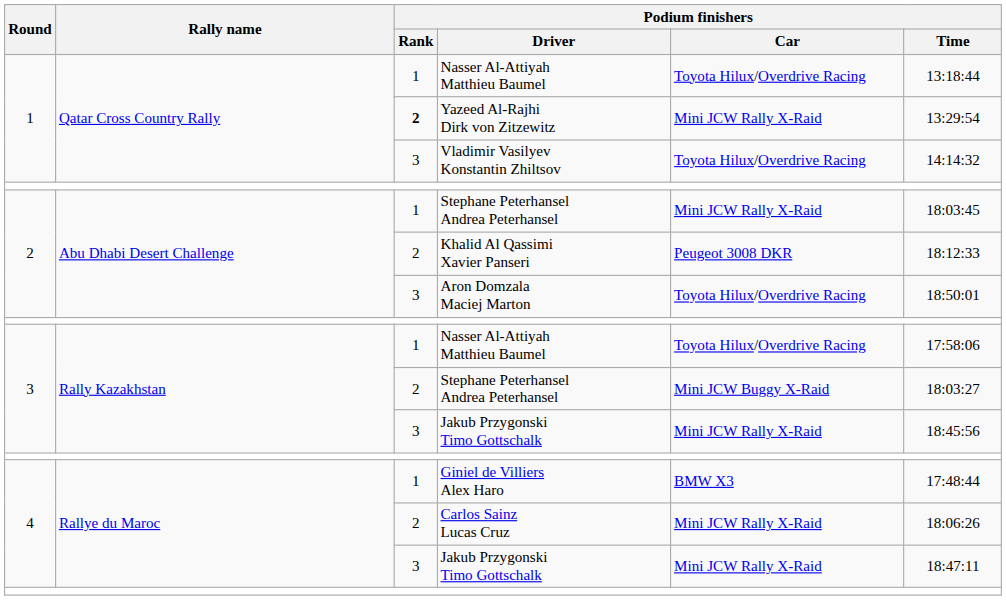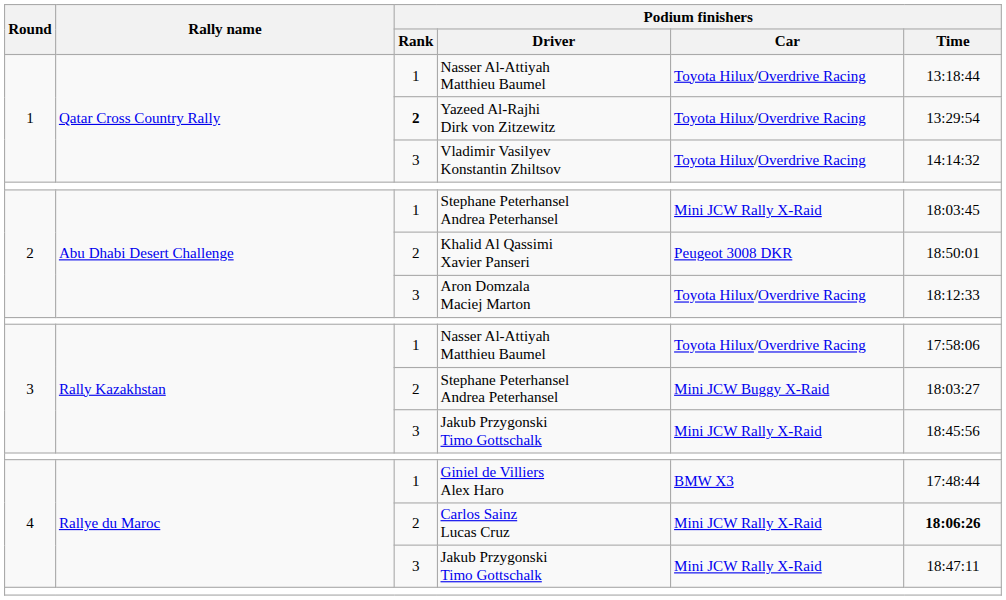(748, 117) Mini JCW Rally X-Raid -> (770, 117) Toyota Hilux/Overdrive Racing
(953, 253) 18:12:33 -> (953, 253) 18:50:01
(953, 295) 18:50:01 -> (953, 295) 18:12:33
(953, 523) normal -> (953, 523) bold
